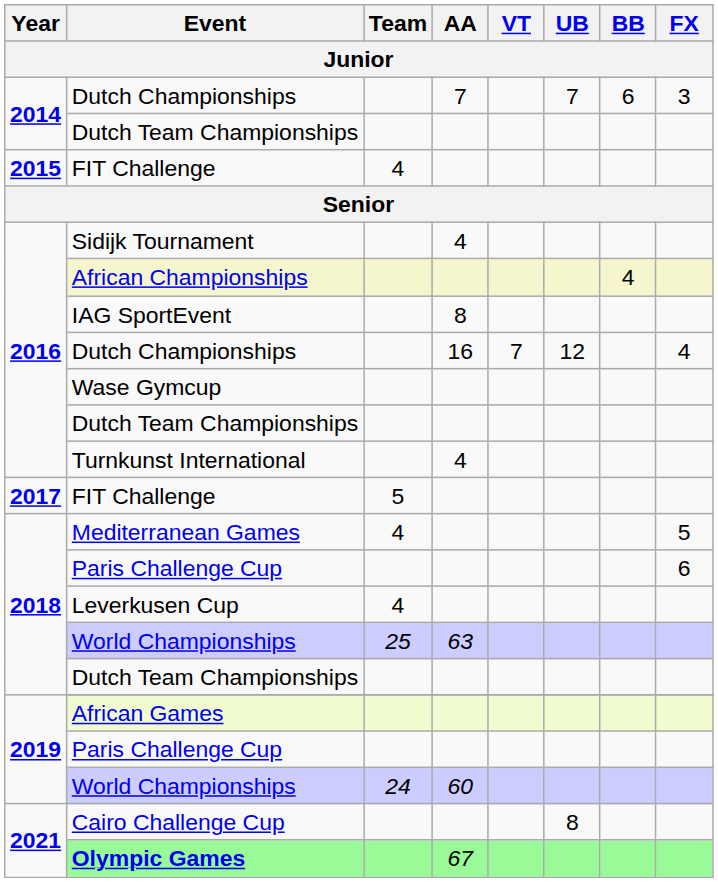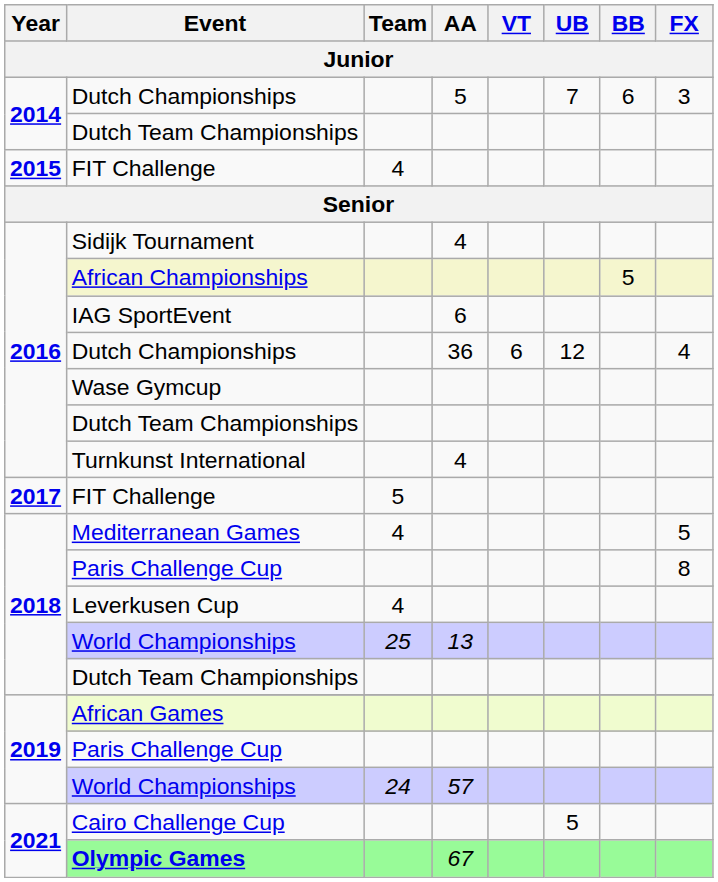(460, 96) 7 -> (460, 96) 5
(628, 277) 4 -> (628, 277) 5
(460, 314) 8 -> (460, 314) 6
(460, 350) 16 -> (460, 350) 36
(516, 350) 7 -> (516, 350) 6
(684, 568) 6 -> (684, 568) 8
(460, 641) 63 -> (460, 641) 13
(460, 786) 60 -> (460, 786) 57
(572, 822) 8 -> (572, 822) 5
